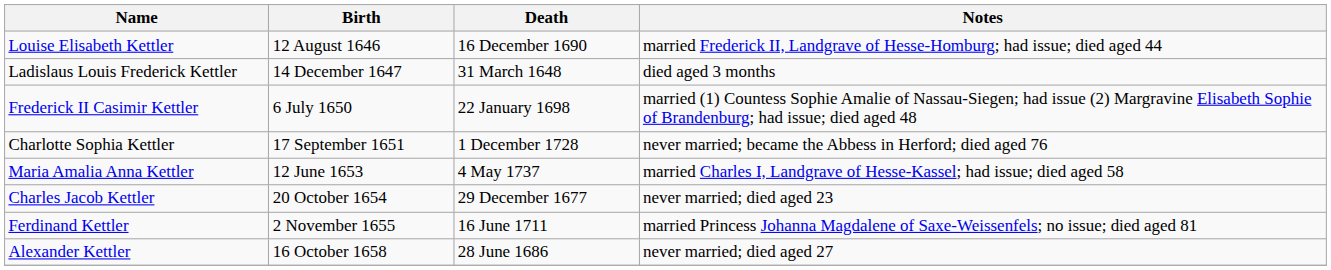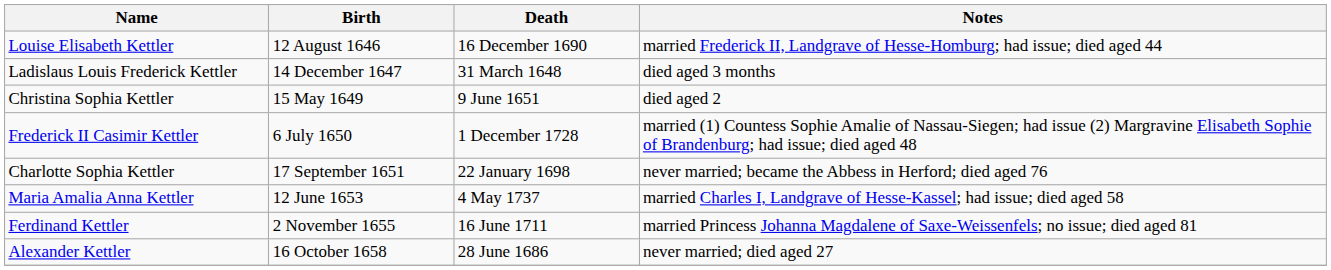+ row: (91, 98)
(514, 108) 22 January 1698 -> (518, 135) 1 December 1728
(518, 144) 1 December 1728 -> (514, 171) 22 January 1698
- row: (81, 198)
